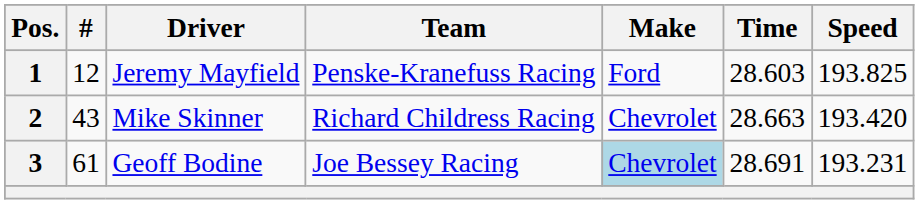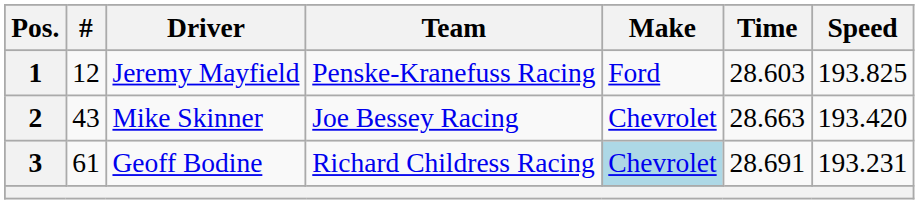(454, 118) Richard Childress Racing -> (415, 118) Joe Bessey Racing
(415, 163) Joe Bessey Racing -> (454, 163) Richard Childress Racing
